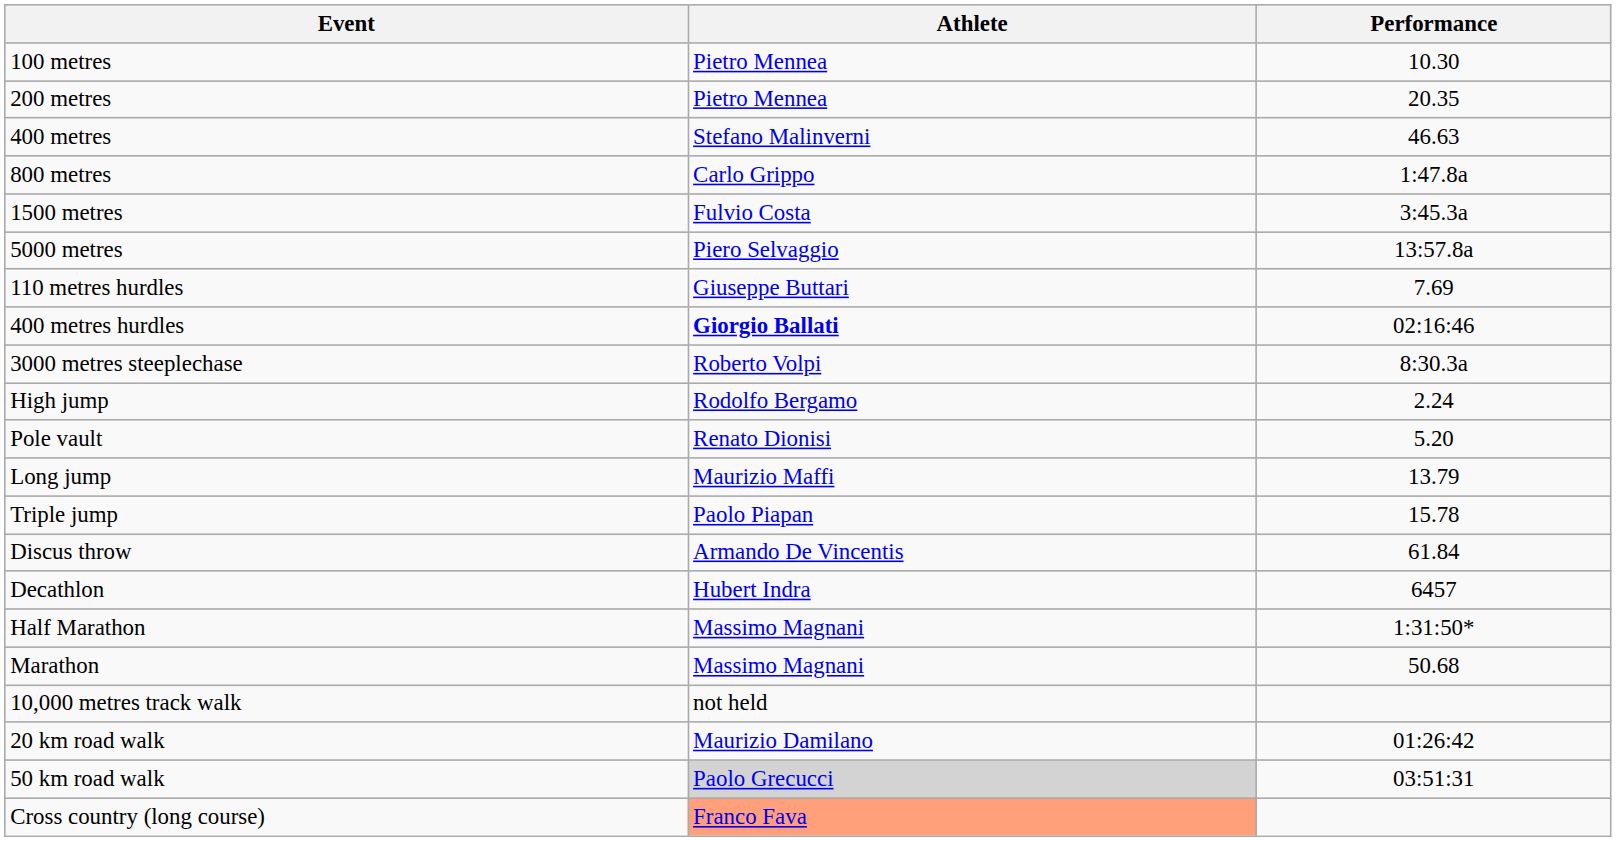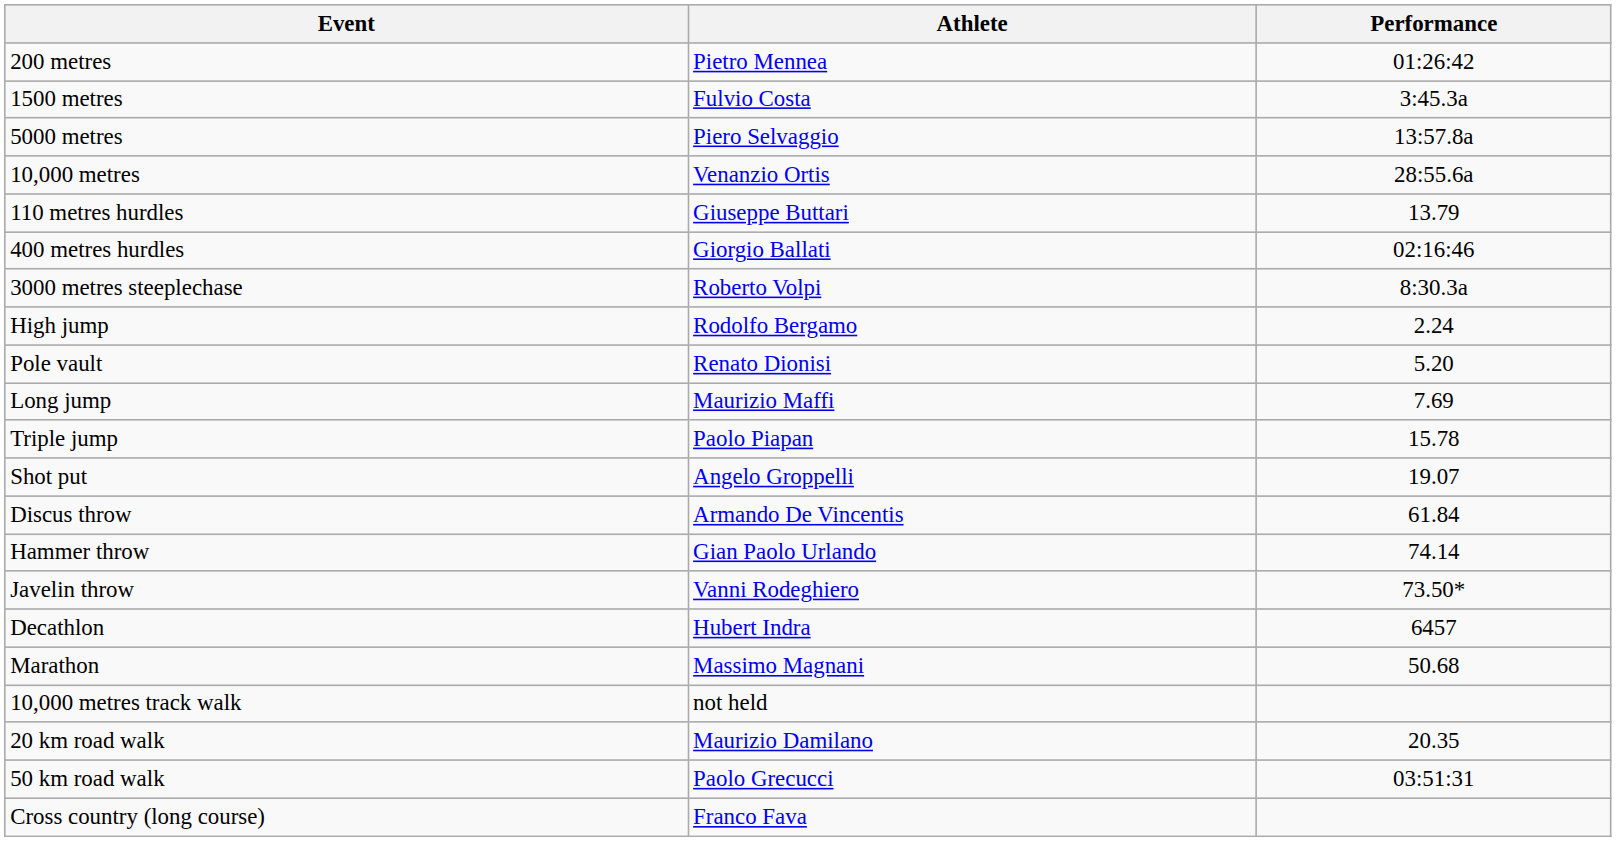- row: (61, 61)
(1434, 99) 20.35 -> (1434, 61) 01:26:42
- row: (61, 137)
- row: (61, 174)
+ row: (75, 174)
(1434, 288) 7.69 -> (1434, 212) 13.79
(766, 325) bold -> (762, 250) normal
(1434, 476) 13.79 -> (1434, 401) 7.69
+ row: (49, 476)
+ row: (80, 552)
+ row: (72, 590)
- row: (78, 627)
(1434, 741) 01:26:42 -> (1434, 741) 20.35
(763, 779) lightgrey background -> (763, 779) no background
(750, 816) lightsalmon background -> (750, 816) no background
